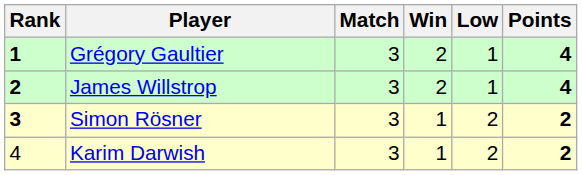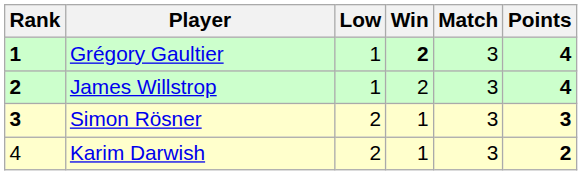columns swapped: (370, 20) <-> (478, 20)
(441, 53) normal -> (423, 53) bold
(566, 119) 2 -> (566, 119) 3
